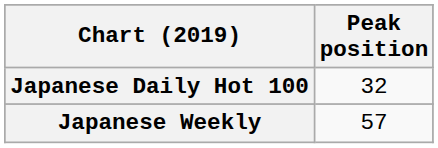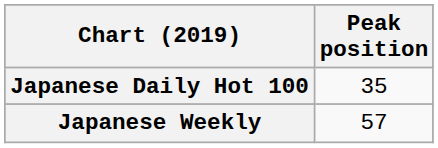(374, 86) 32 -> (374, 86) 35
